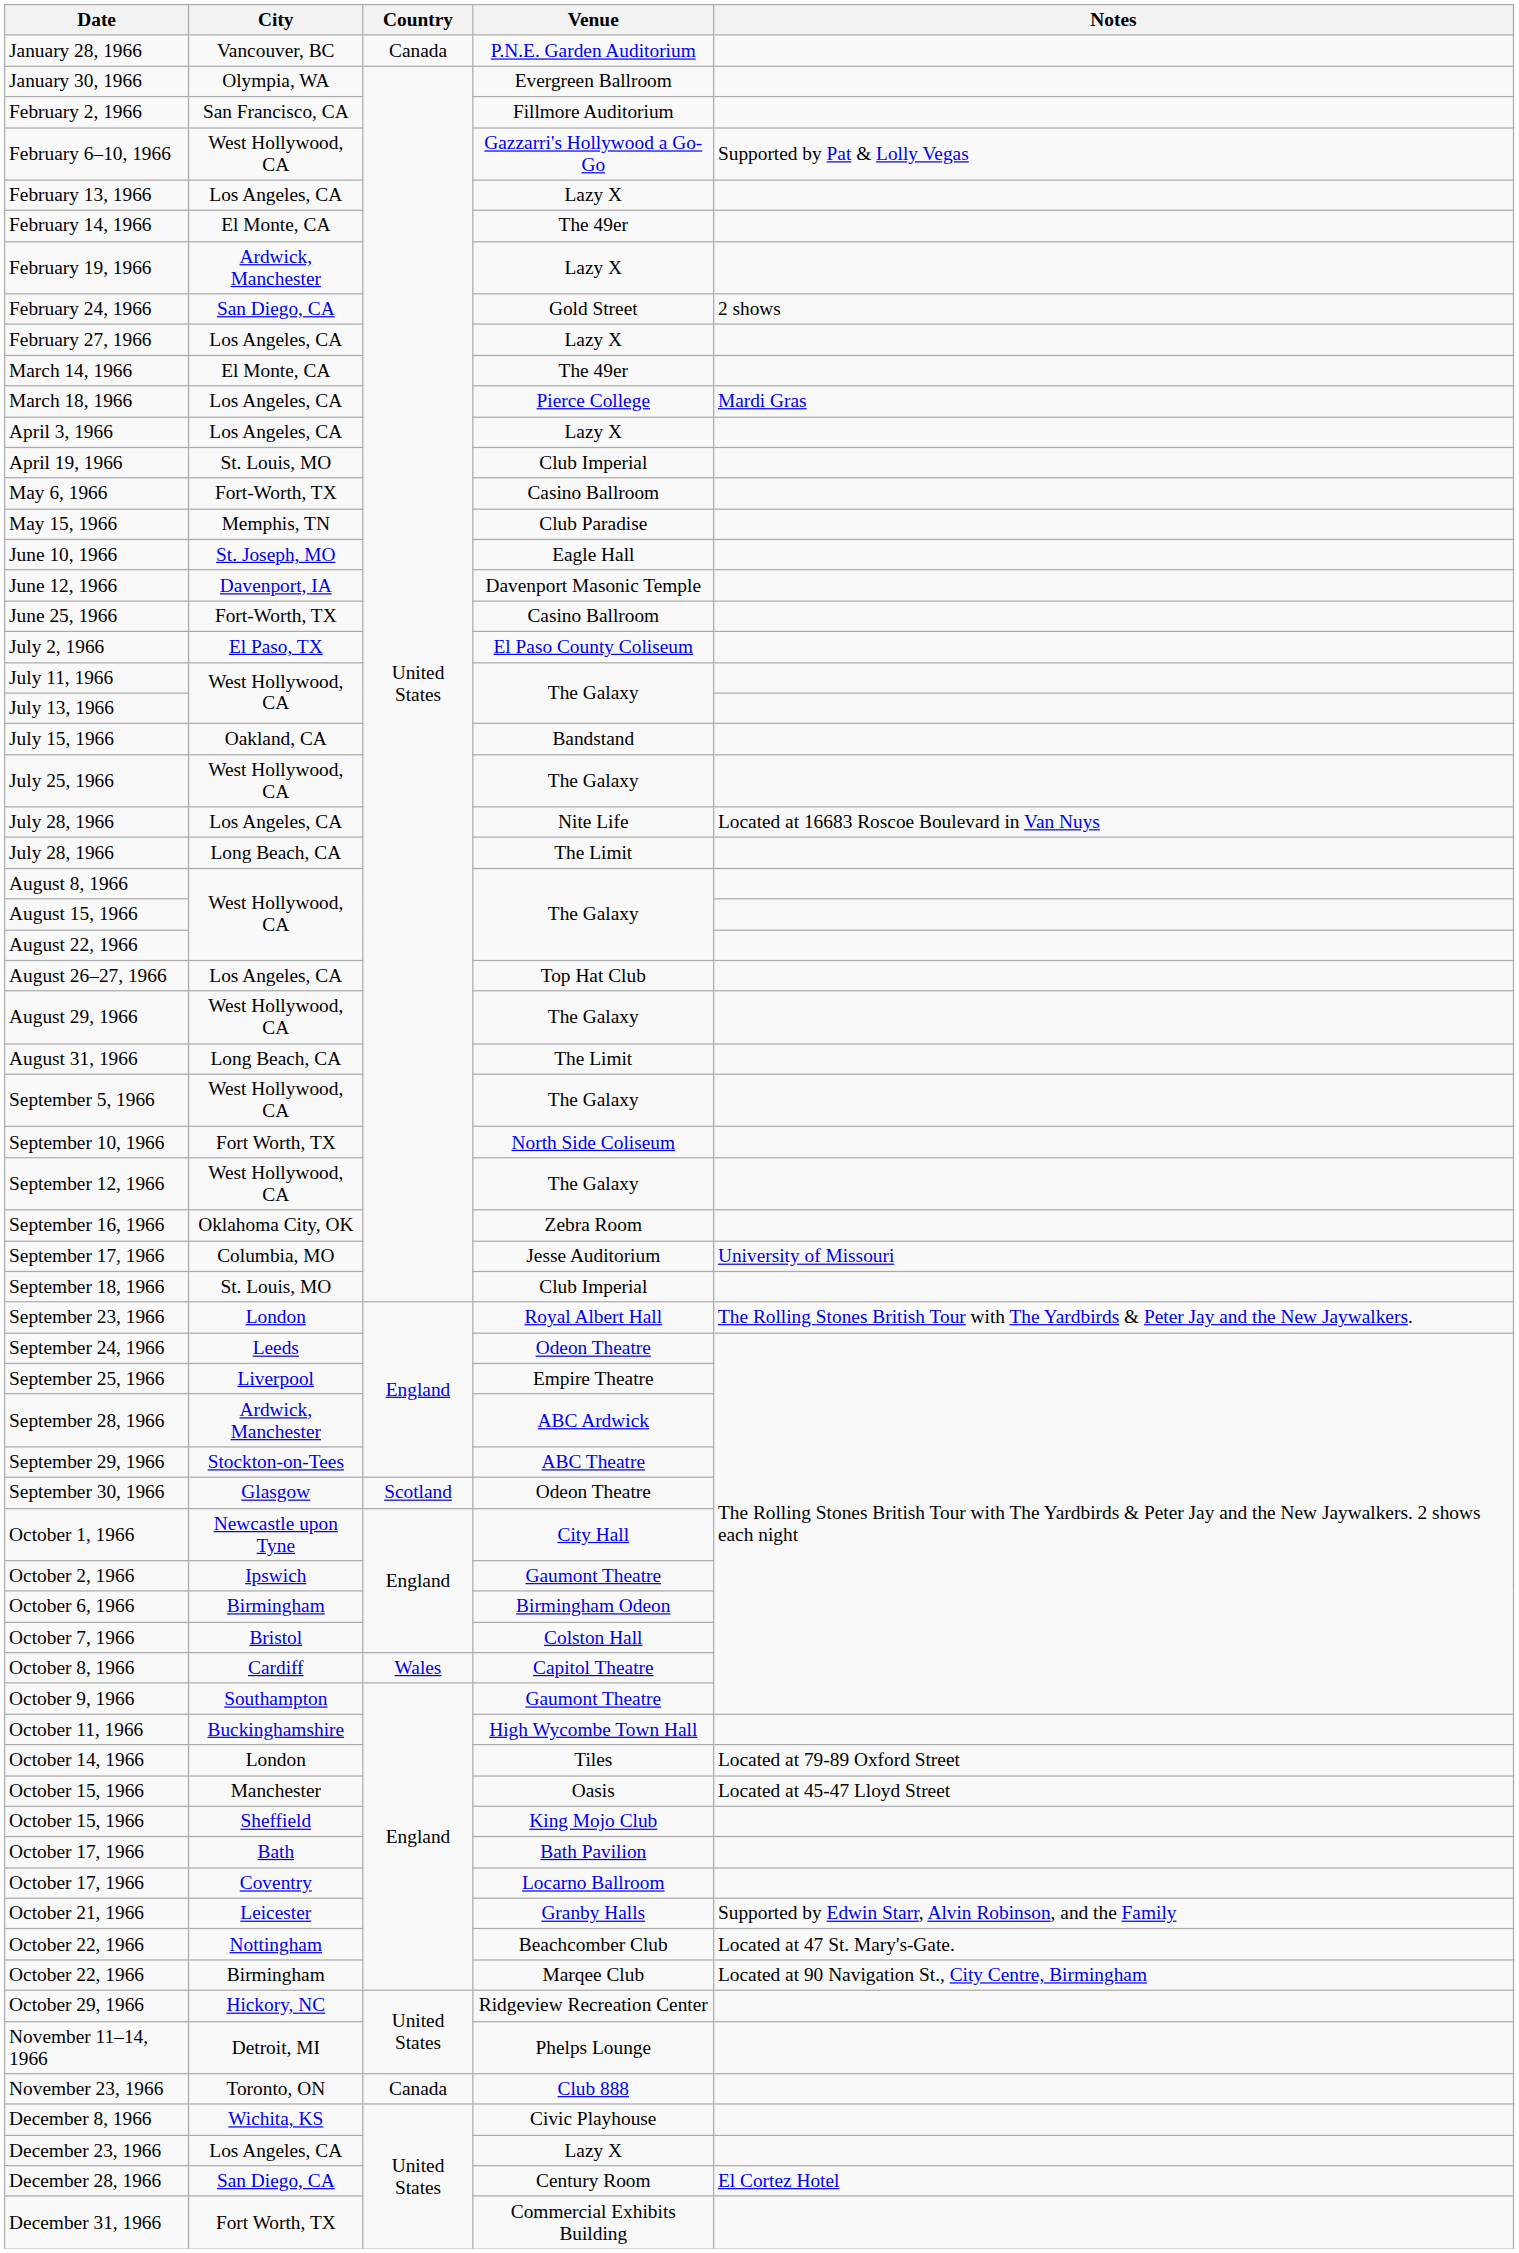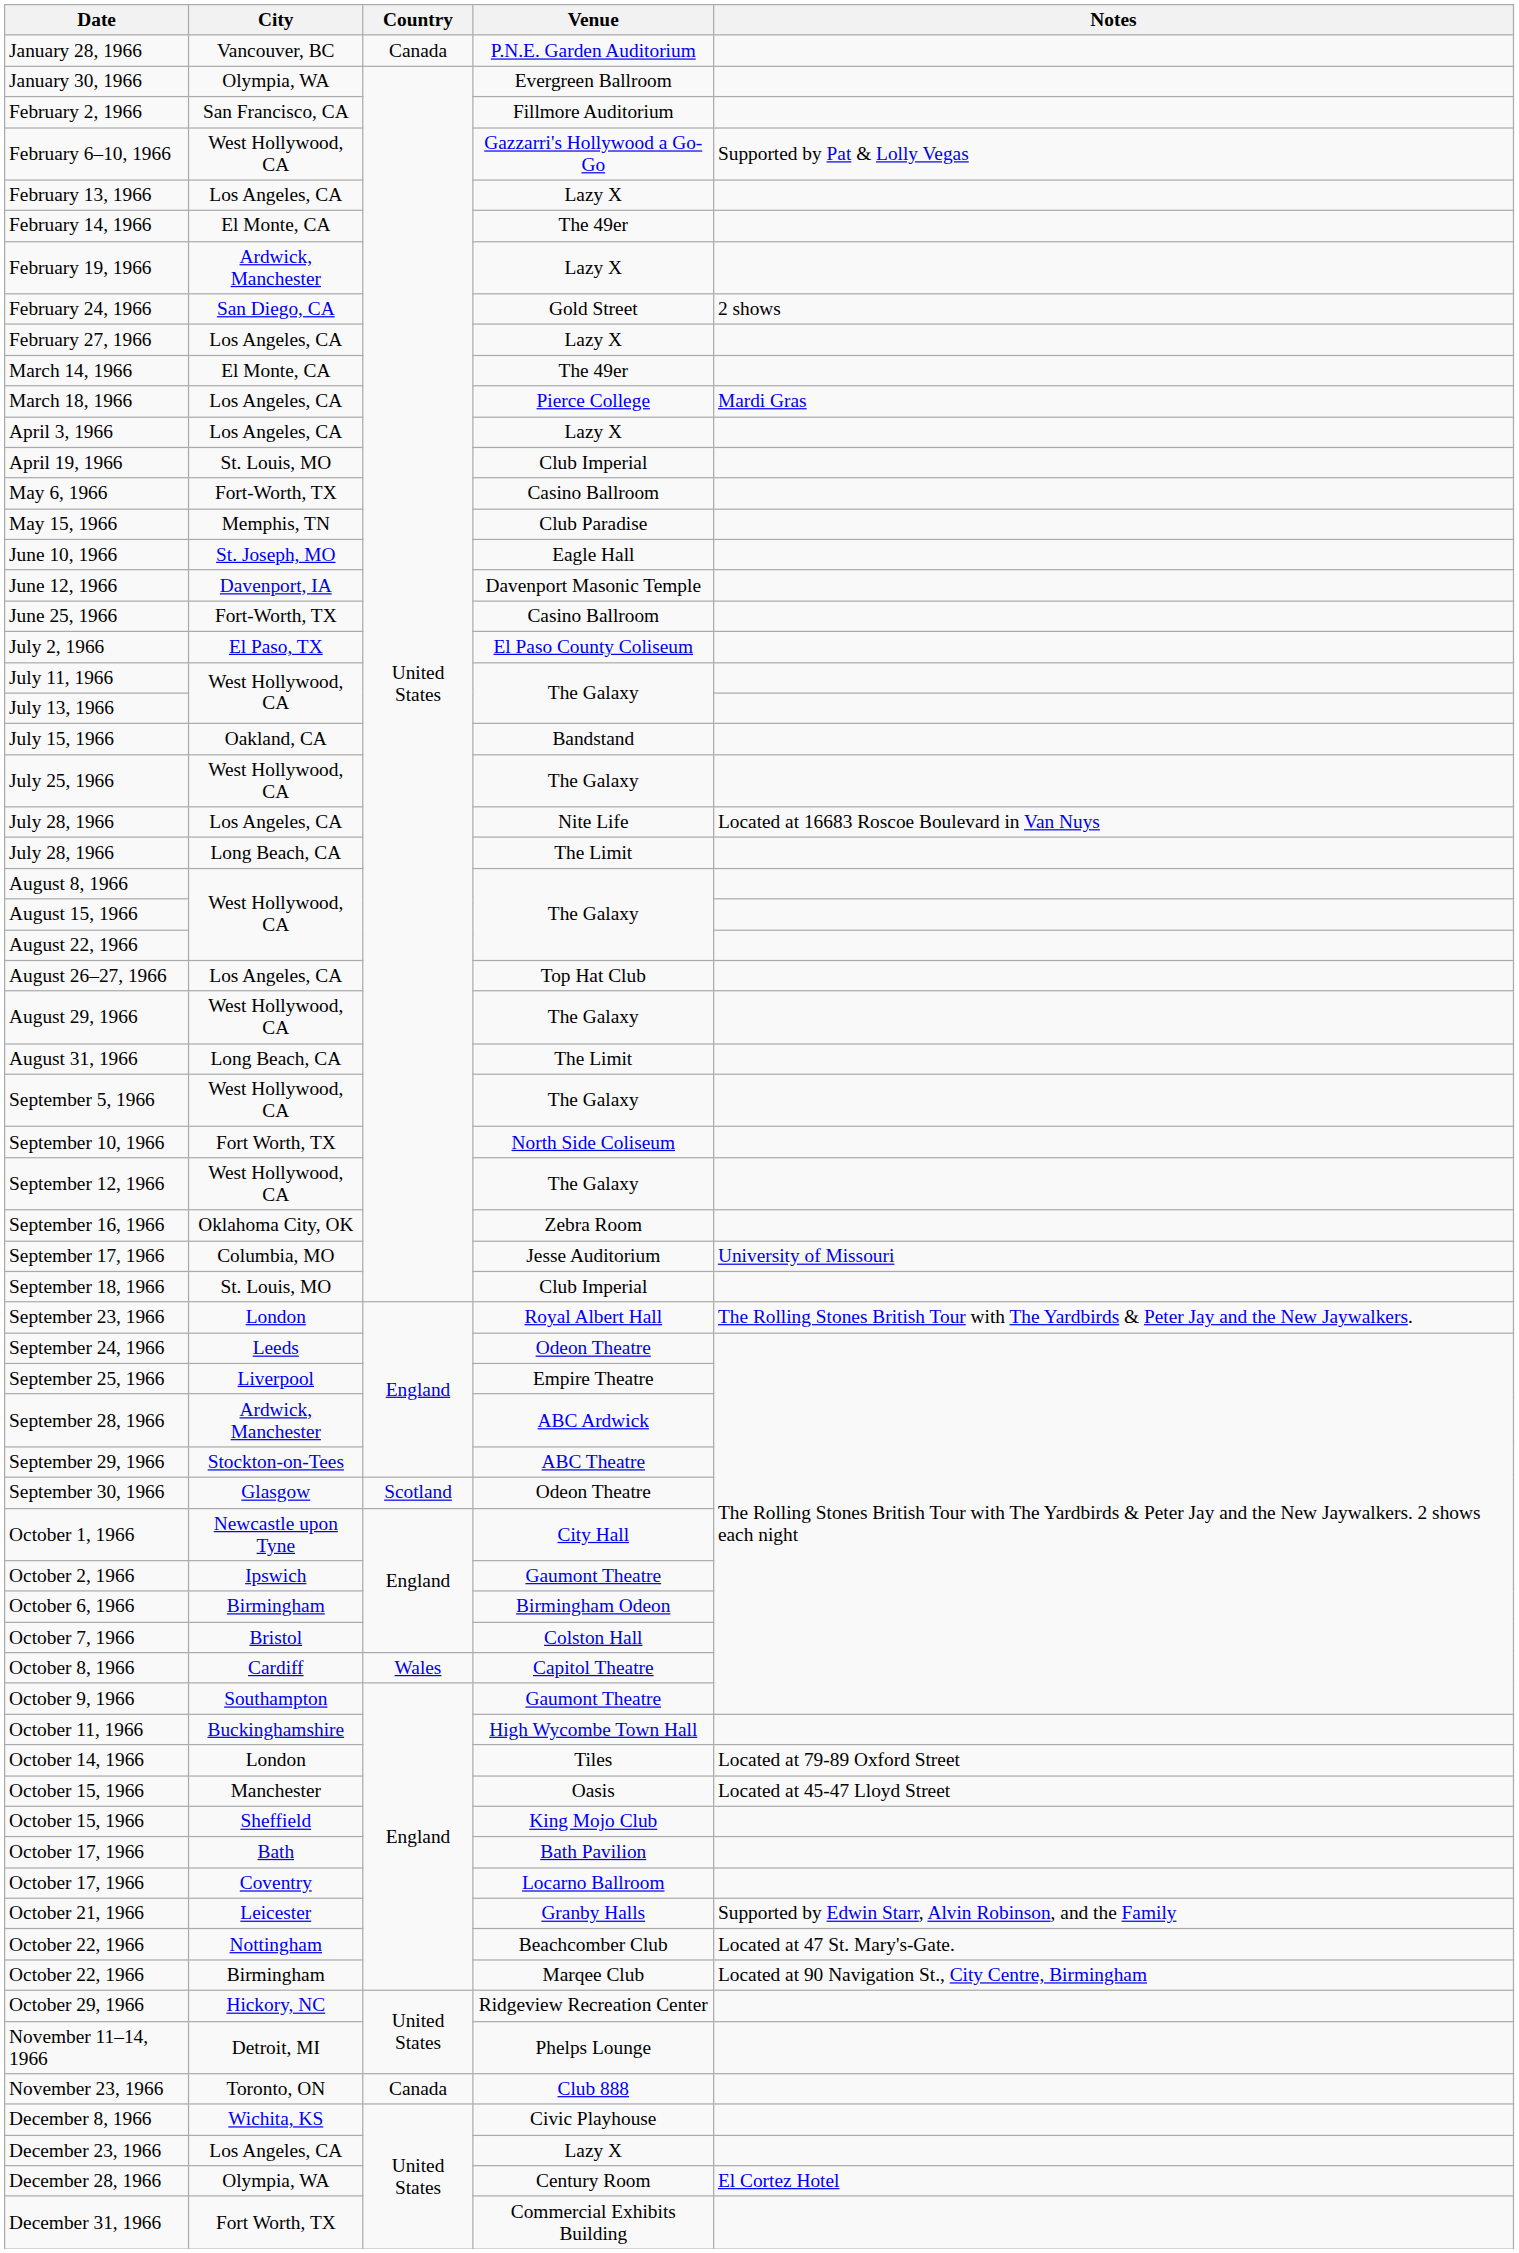(276, 2180) San Diego, CA -> (276, 2180) Olympia, WA
